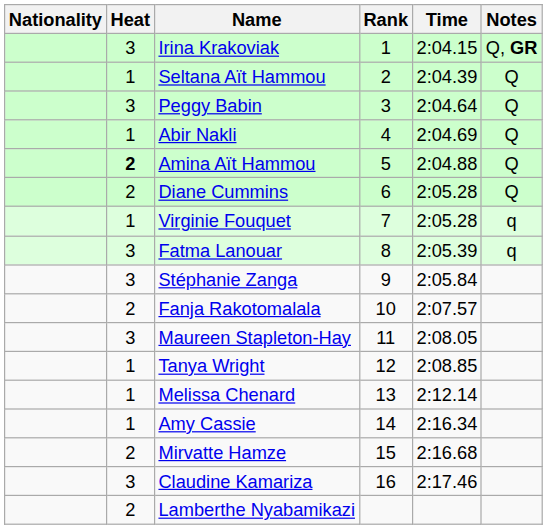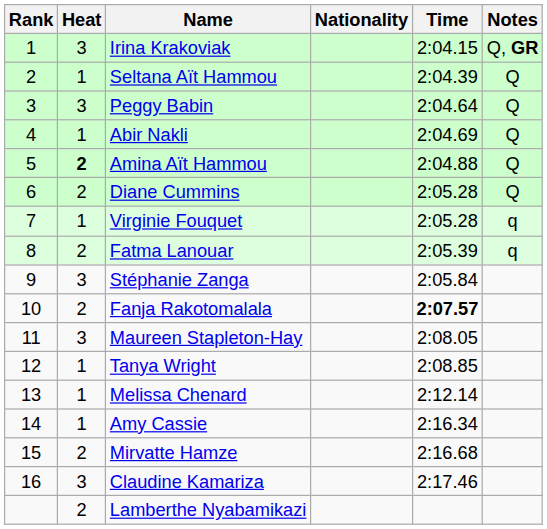columns swapped: (386, 19) <-> (55, 19)
(130, 250) 3 -> (82, 250) 2
(447, 308) normal -> (447, 308) bold
